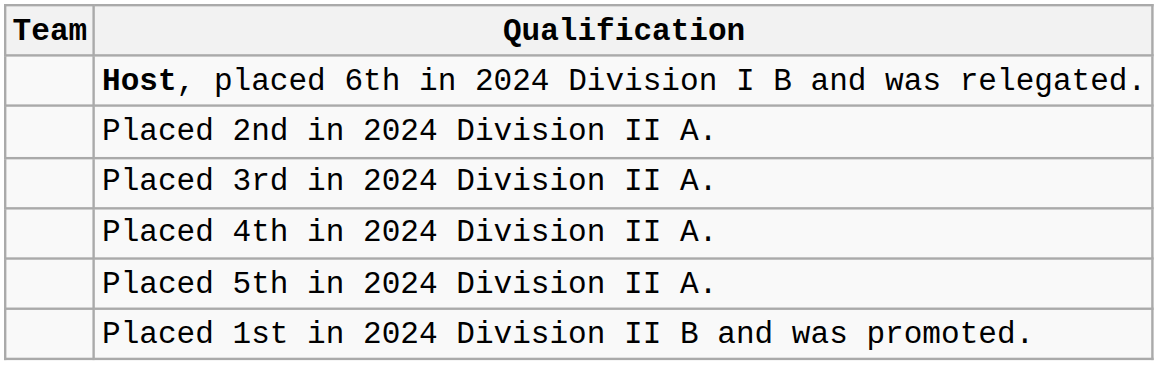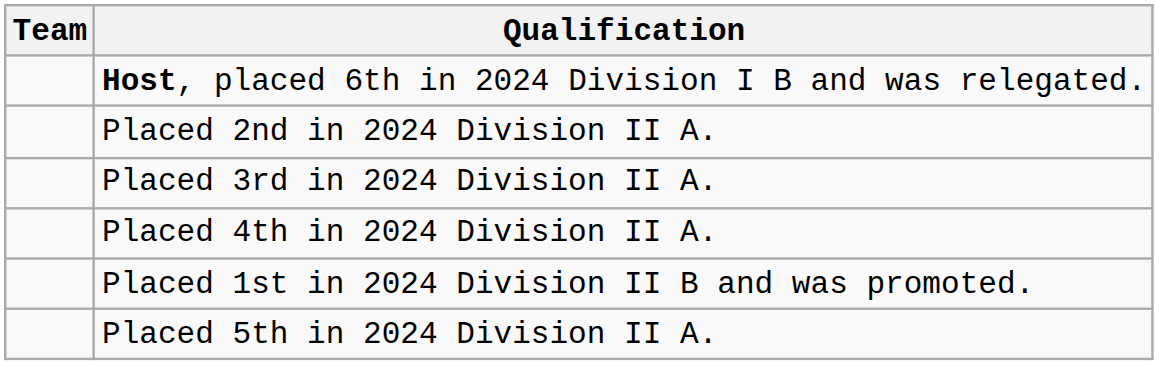rows swapped: (410, 284) <-> (568, 334)
